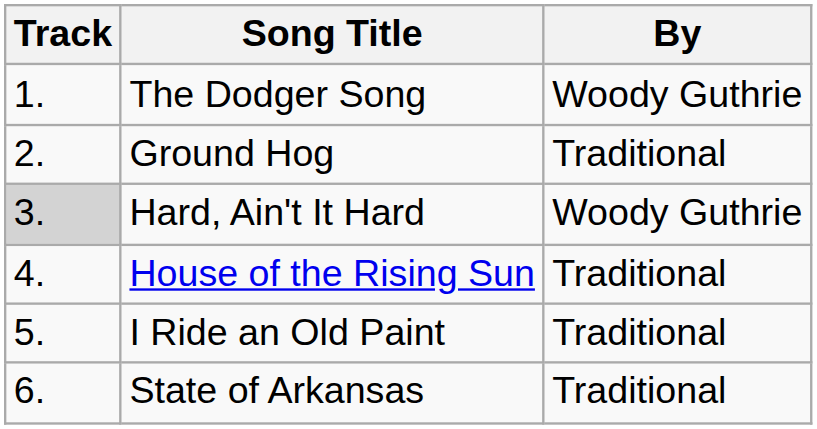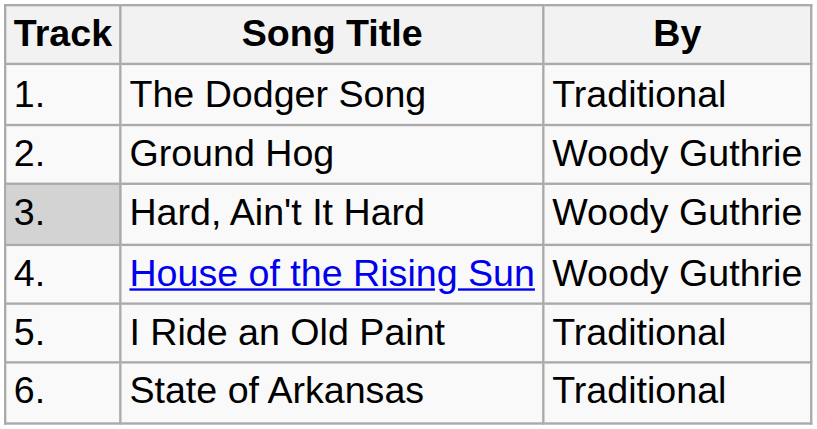(677, 93) Woody Guthrie -> (639, 93) Traditional
(639, 153) Traditional -> (677, 153) Woody Guthrie
(639, 272) Traditional -> (677, 272) Woody Guthrie
